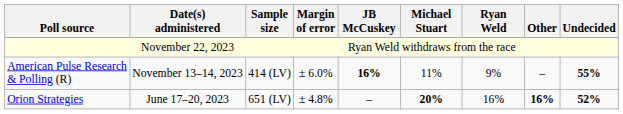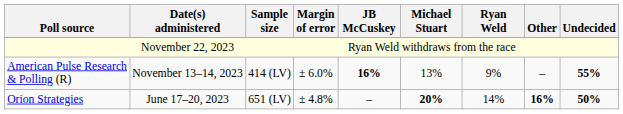(431, 73) 11% -> (431, 73) 13%
(493, 99) 16% -> (493, 99) 14%
(589, 99) 52% -> (589, 99) 50%
